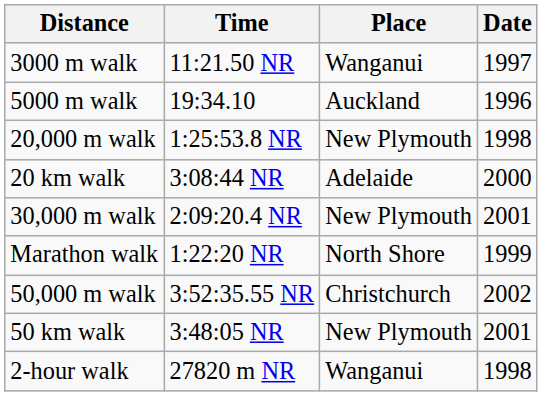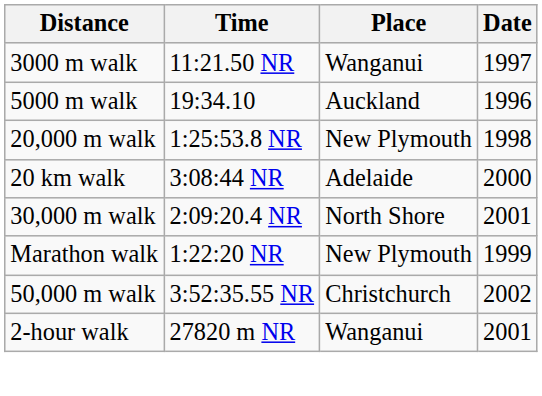(399, 216) New Plymouth -> (385, 216) North Shore
(385, 255) North Shore -> (399, 255) New Plymouth
- row: (68, 332)
(507, 370) 1998 -> (507, 332) 2001
